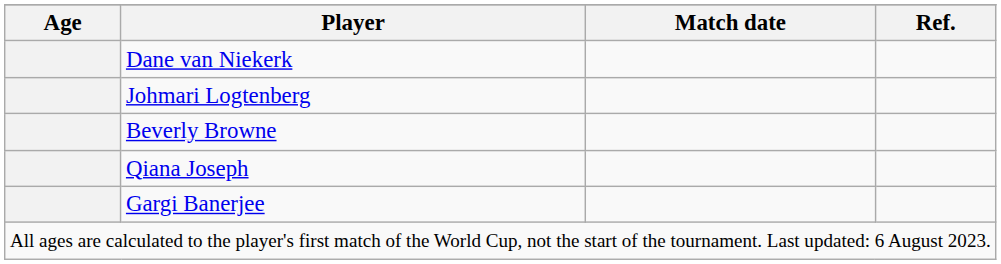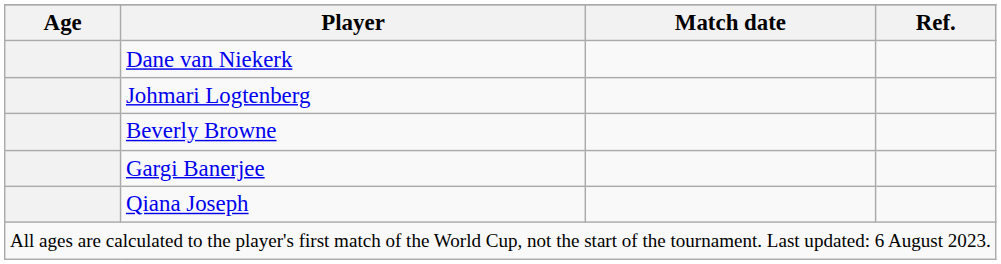rows swapped: (195, 204) <-> (187, 167)
